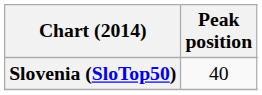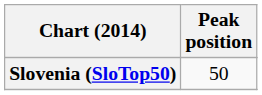(219, 73) 40 -> (219, 73) 50
